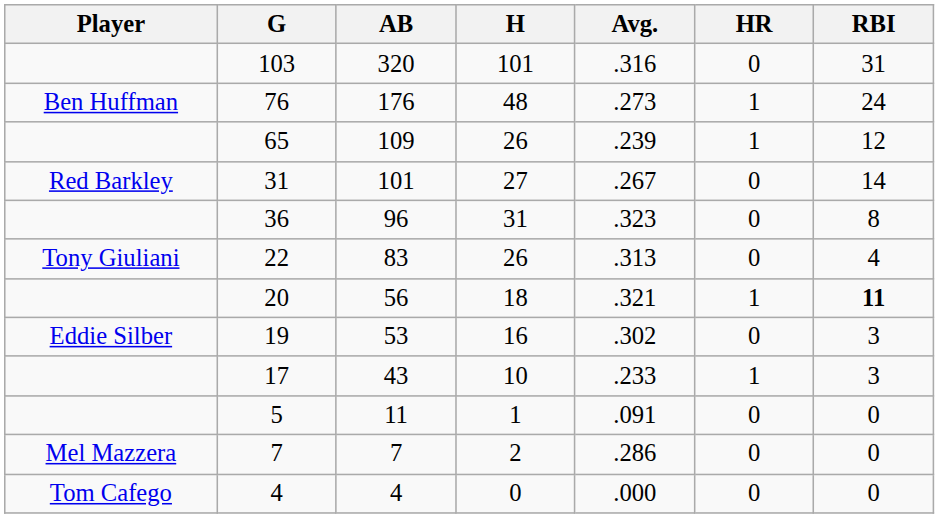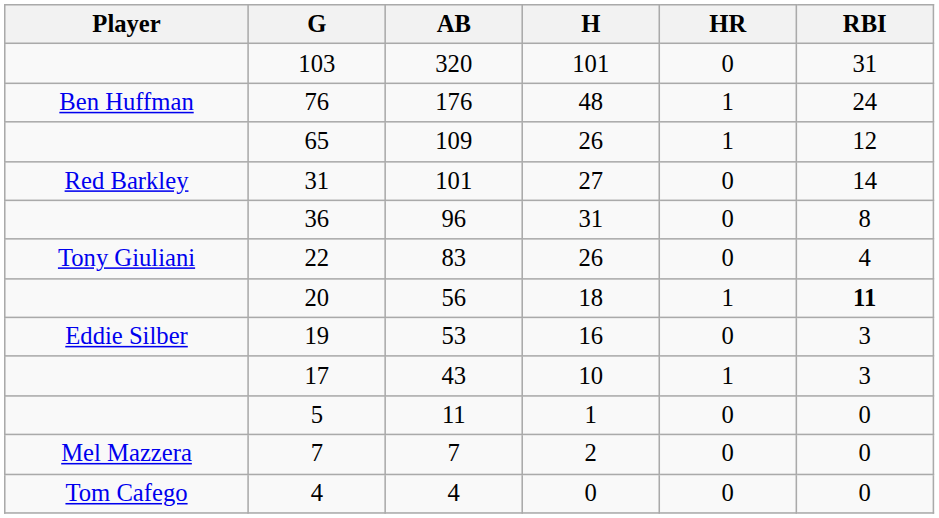- column: (635, 24)
